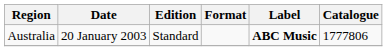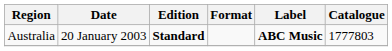(176, 35) normal -> (178, 35) bold
(345, 35) 1777806 -> (351, 35) 1777803
